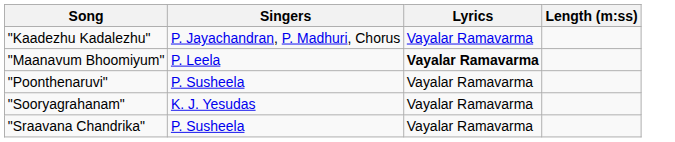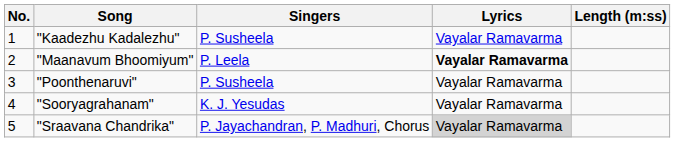+ column: (19, 16)
(286, 38) P. Jayachandran, P. Madhuri, Chorus -> (237, 38) P. Susheela
(208, 126) P. Susheela -> (315, 126) P. Jayachandran, P. Madhuri, Chorus
(470, 126) no background -> (499, 126) lightgrey background
